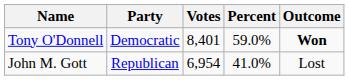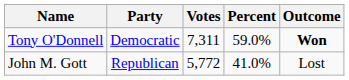(204, 39) 8,401 -> (204, 39) 7,311
(204, 63) 6,954 -> (204, 63) 5,772
